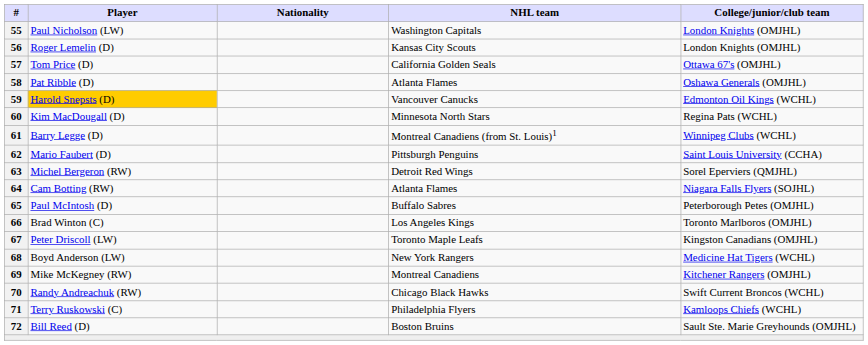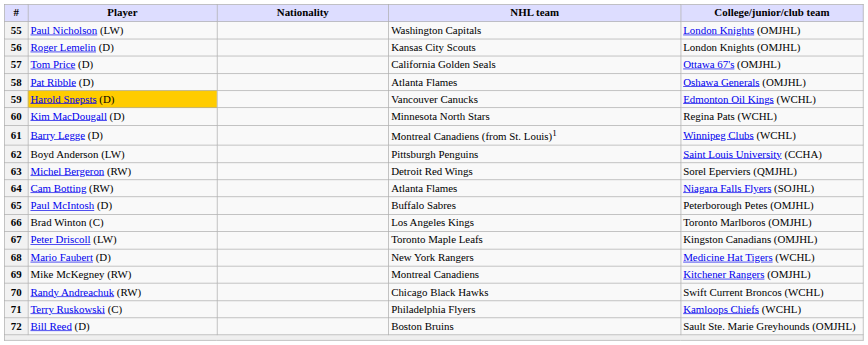(71, 154) Mario Faubert (D) -> (77, 154) Boyd Anderson (LW)
(77, 257) Boyd Anderson (LW) -> (71, 257) Mario Faubert (D)
